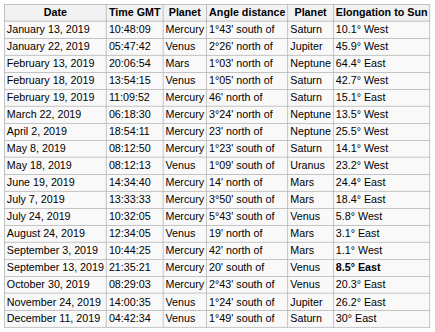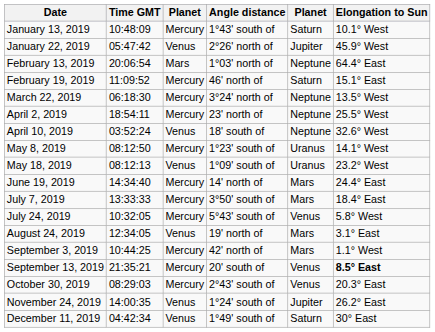- row: (51, 81)
+ row: (40, 132)
(306, 149) Saturn -> (308, 149) Uranus
